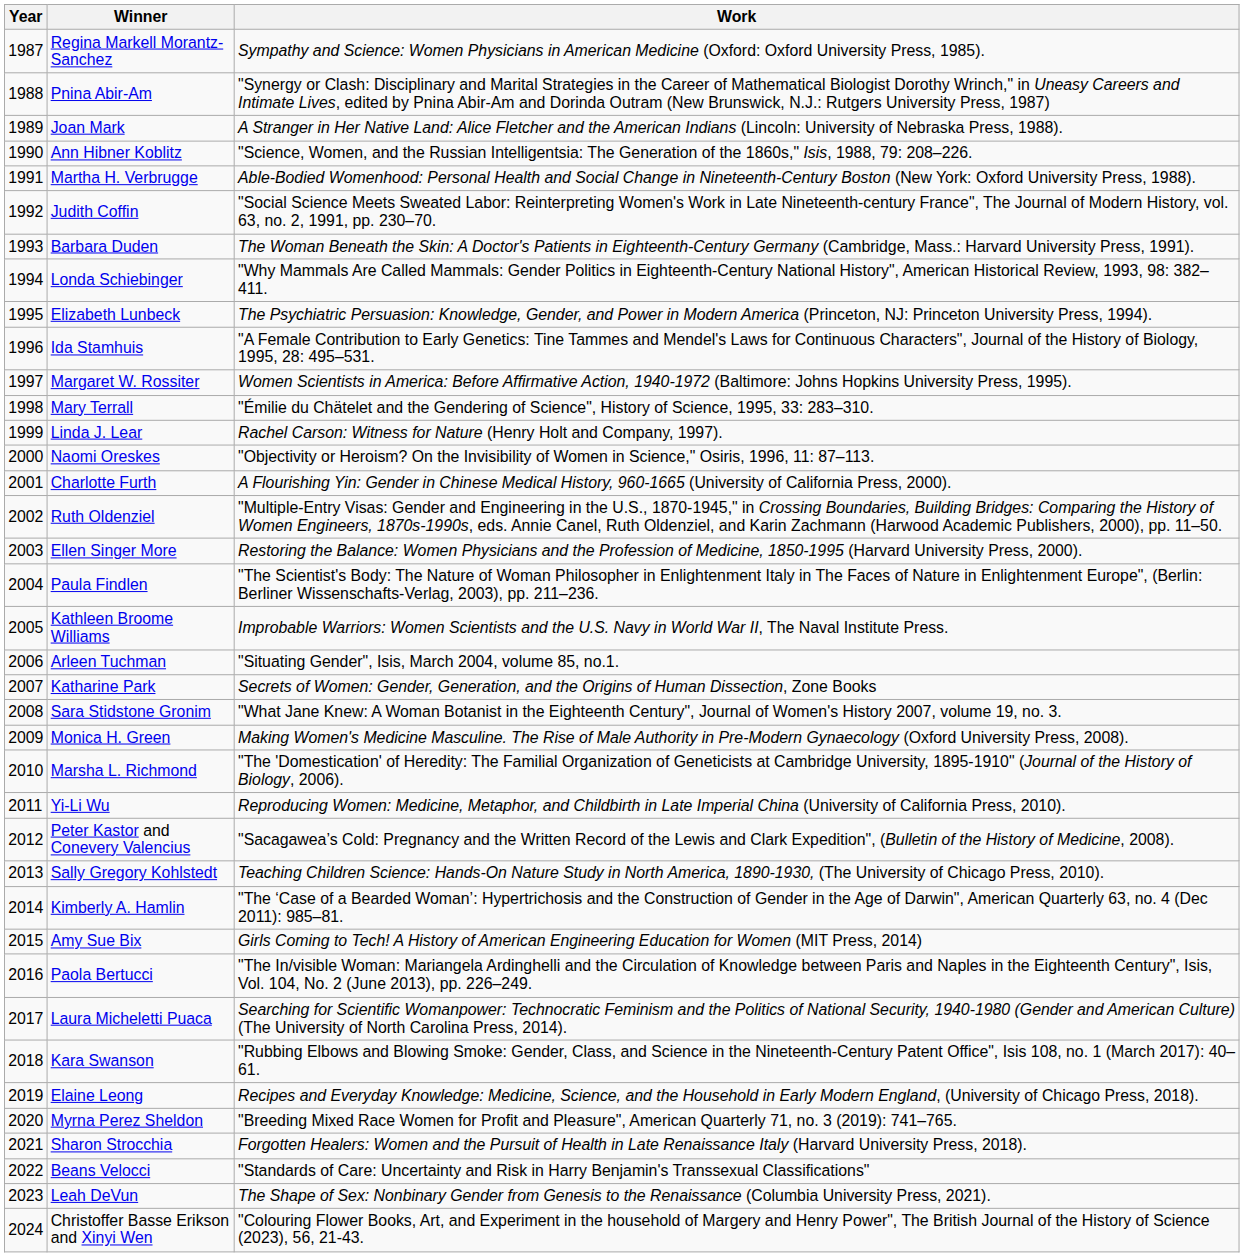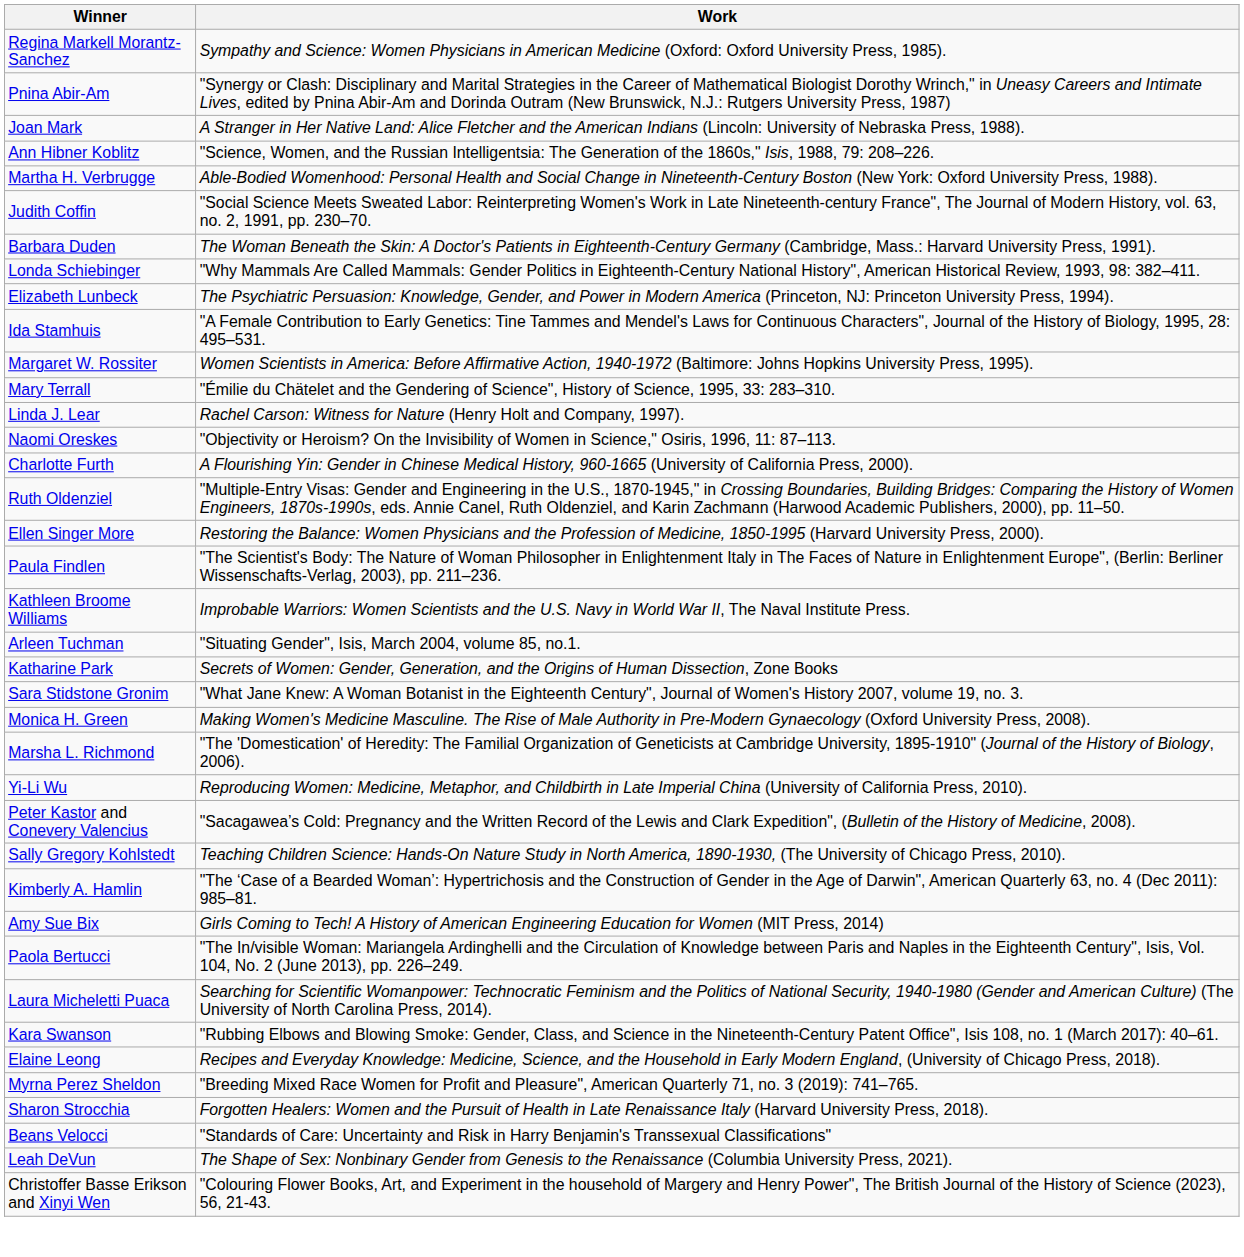- column: (26, 17)
